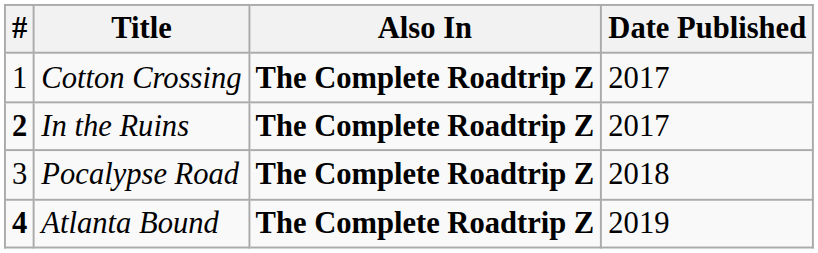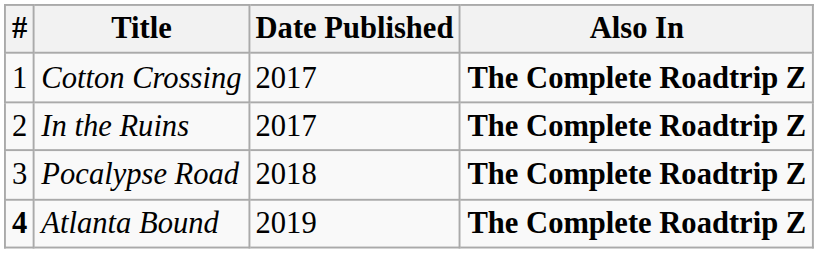columns swapped: (707, 28) <-> (425, 28)
(20, 125) bold -> (20, 125) normal
